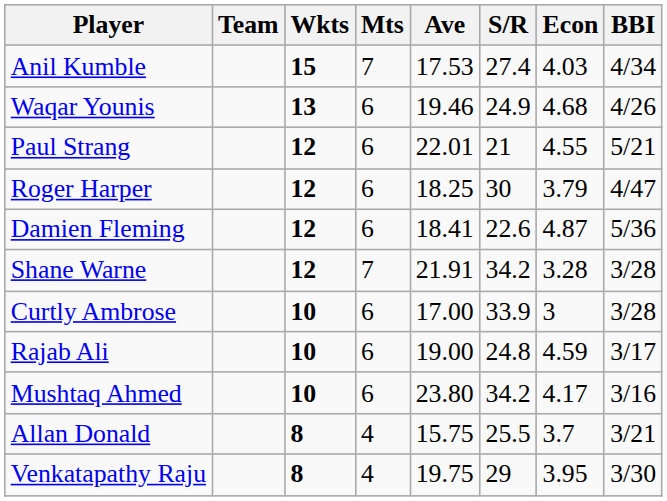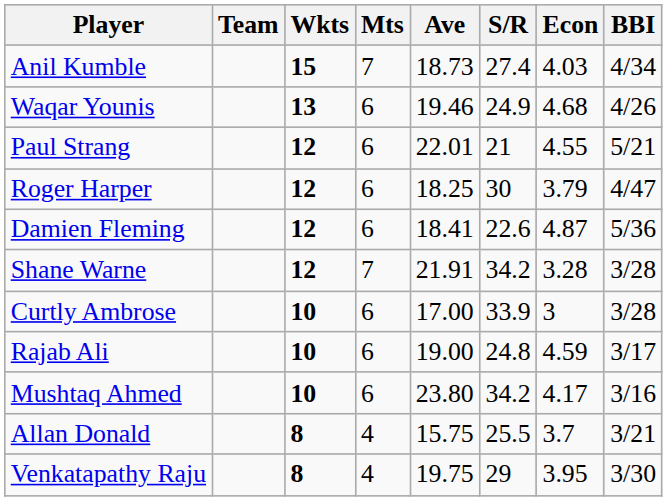(445, 65) 17.53 -> (445, 65) 18.73
